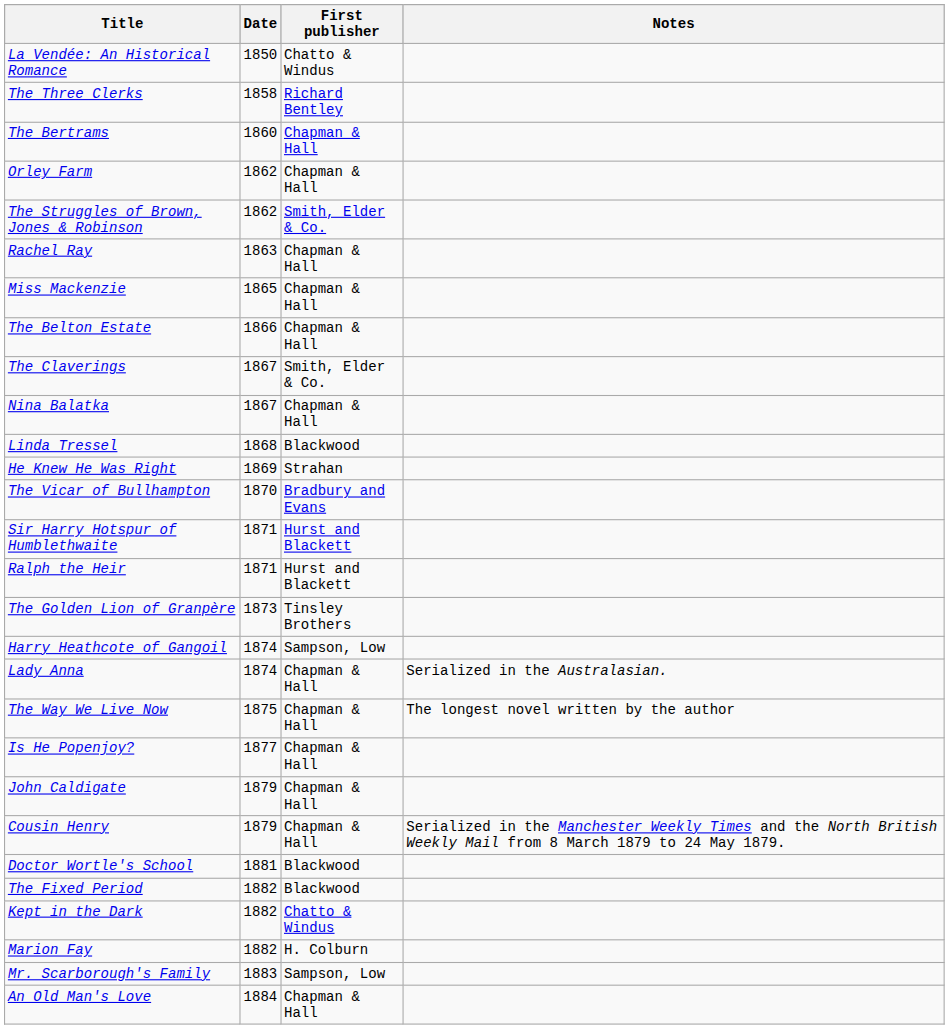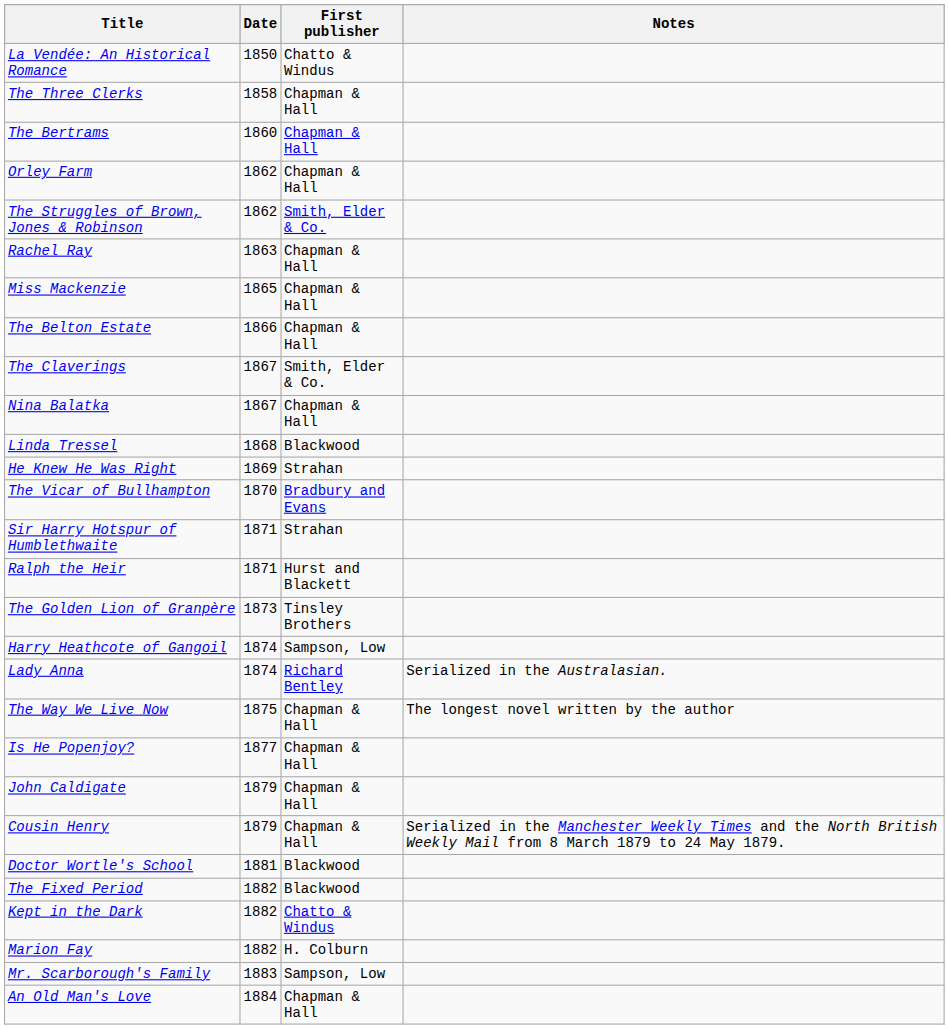(313, 102) Richard Bentley -> (322, 102) Chapman & Hall
(322, 539) Hurst and Blackett -> (313, 531) Strahan
(322, 679) Chapman & Hall -> (313, 679) Richard Bentley
